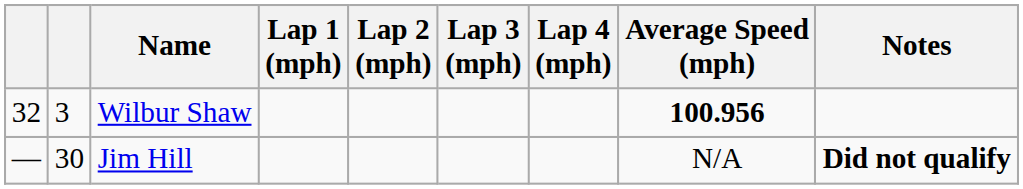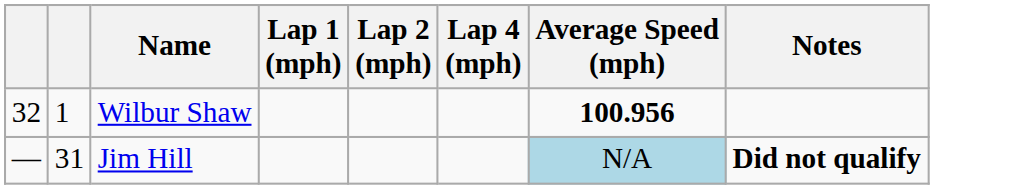- column: (483, 46)
(62, 111) 3 -> (62, 111) 1
(69, 159) 30 -> (69, 159) 31
(717, 159) no background -> (627, 159) lightblue background
